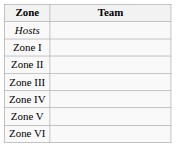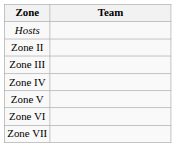- row: (27, 47)
+ row: (27, 133)
